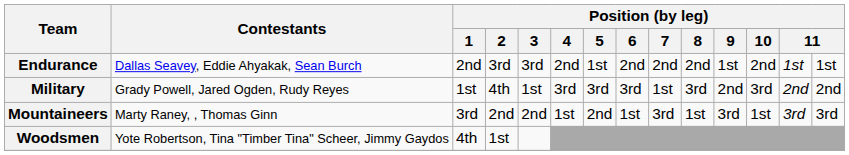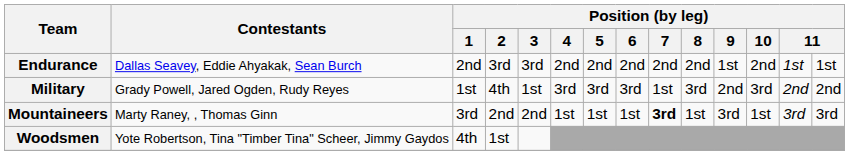(597, 65) 1st -> (600, 65) 2nd
(600, 114) 2nd -> (597, 114) 1st
(663, 114) normal -> (664, 114) bold
